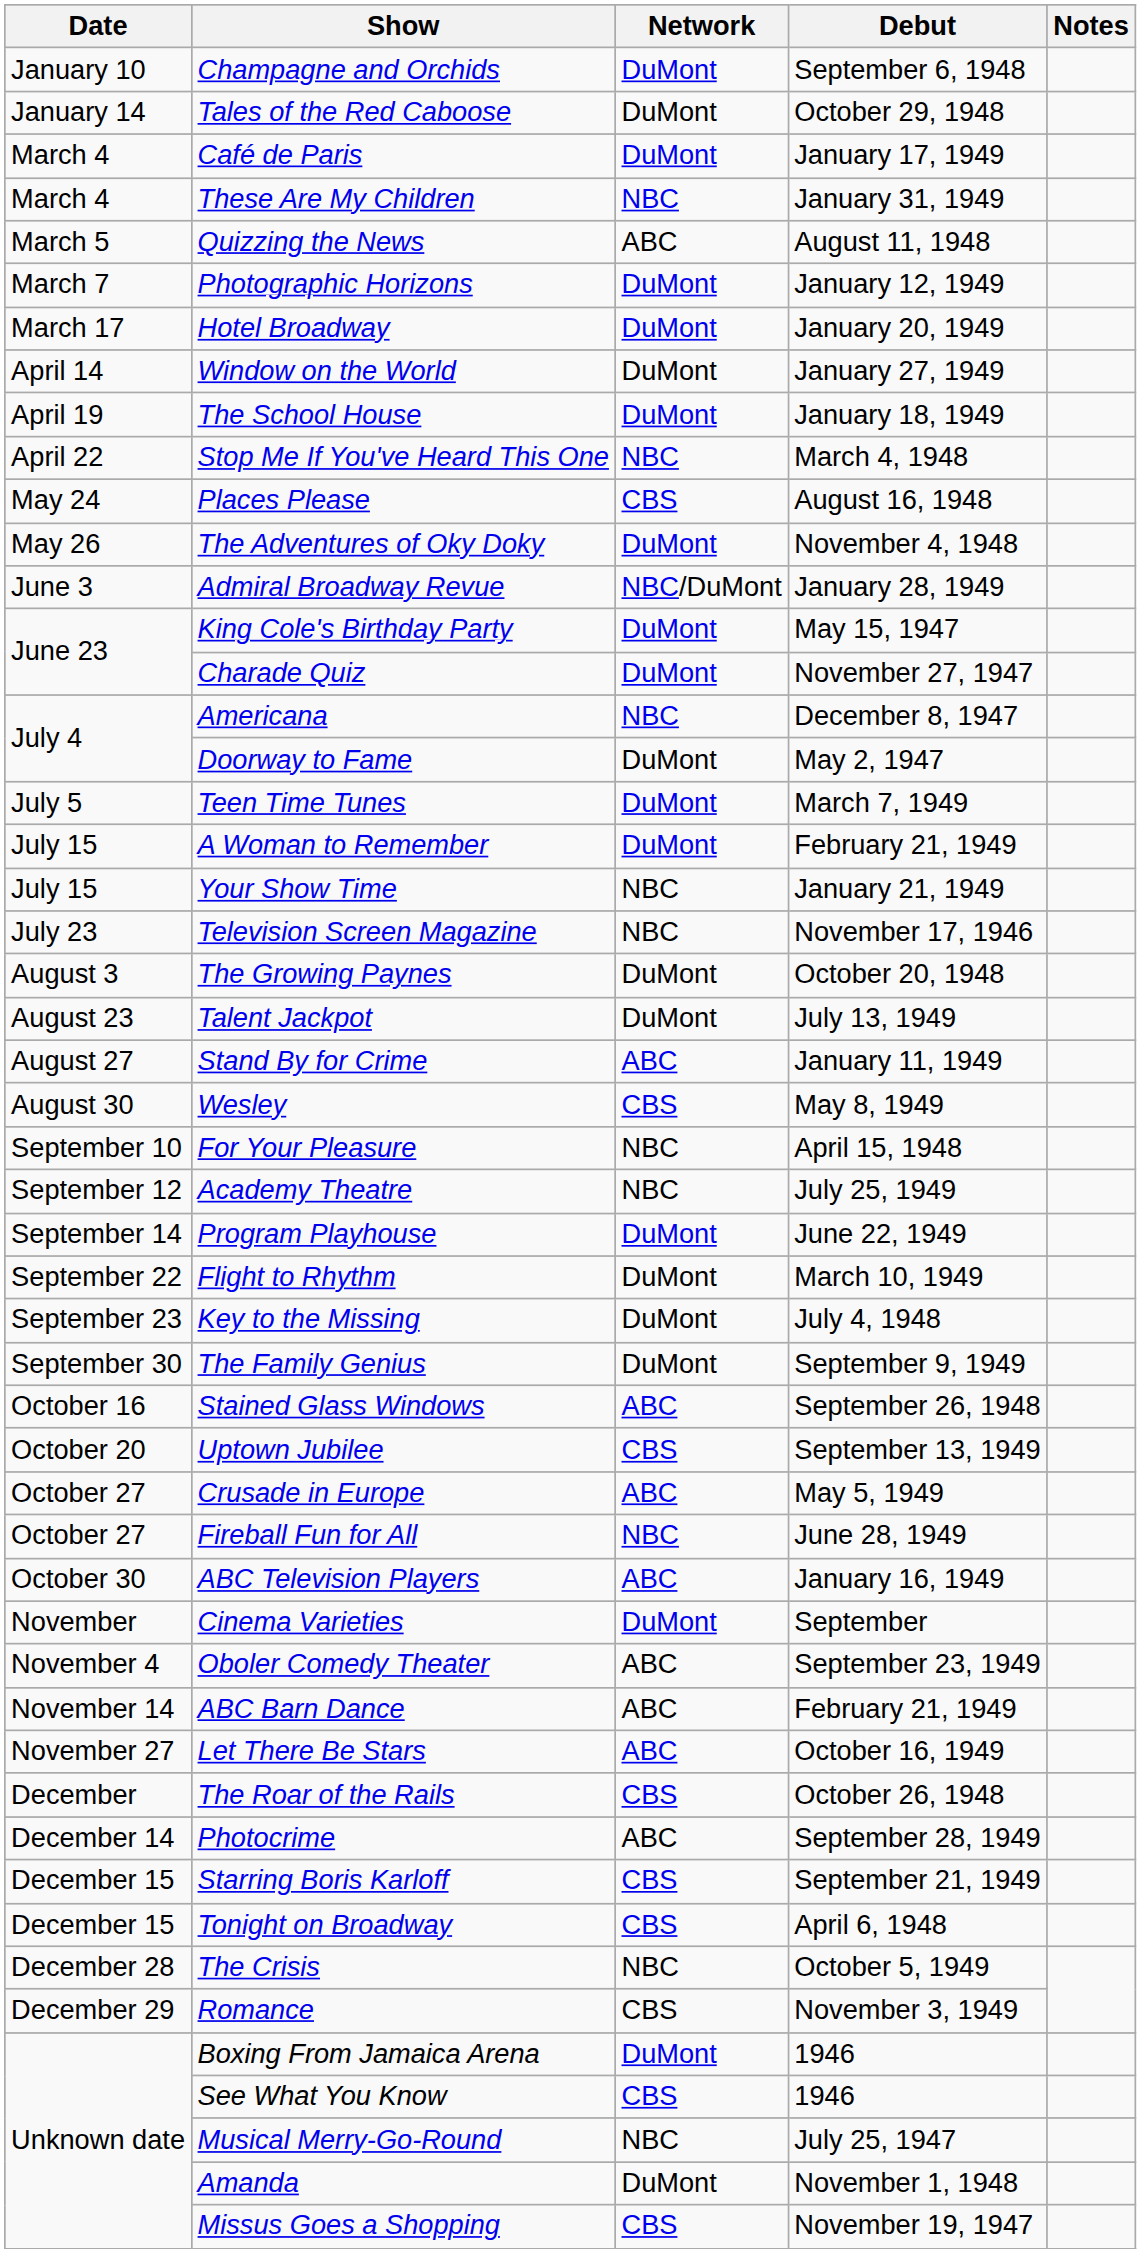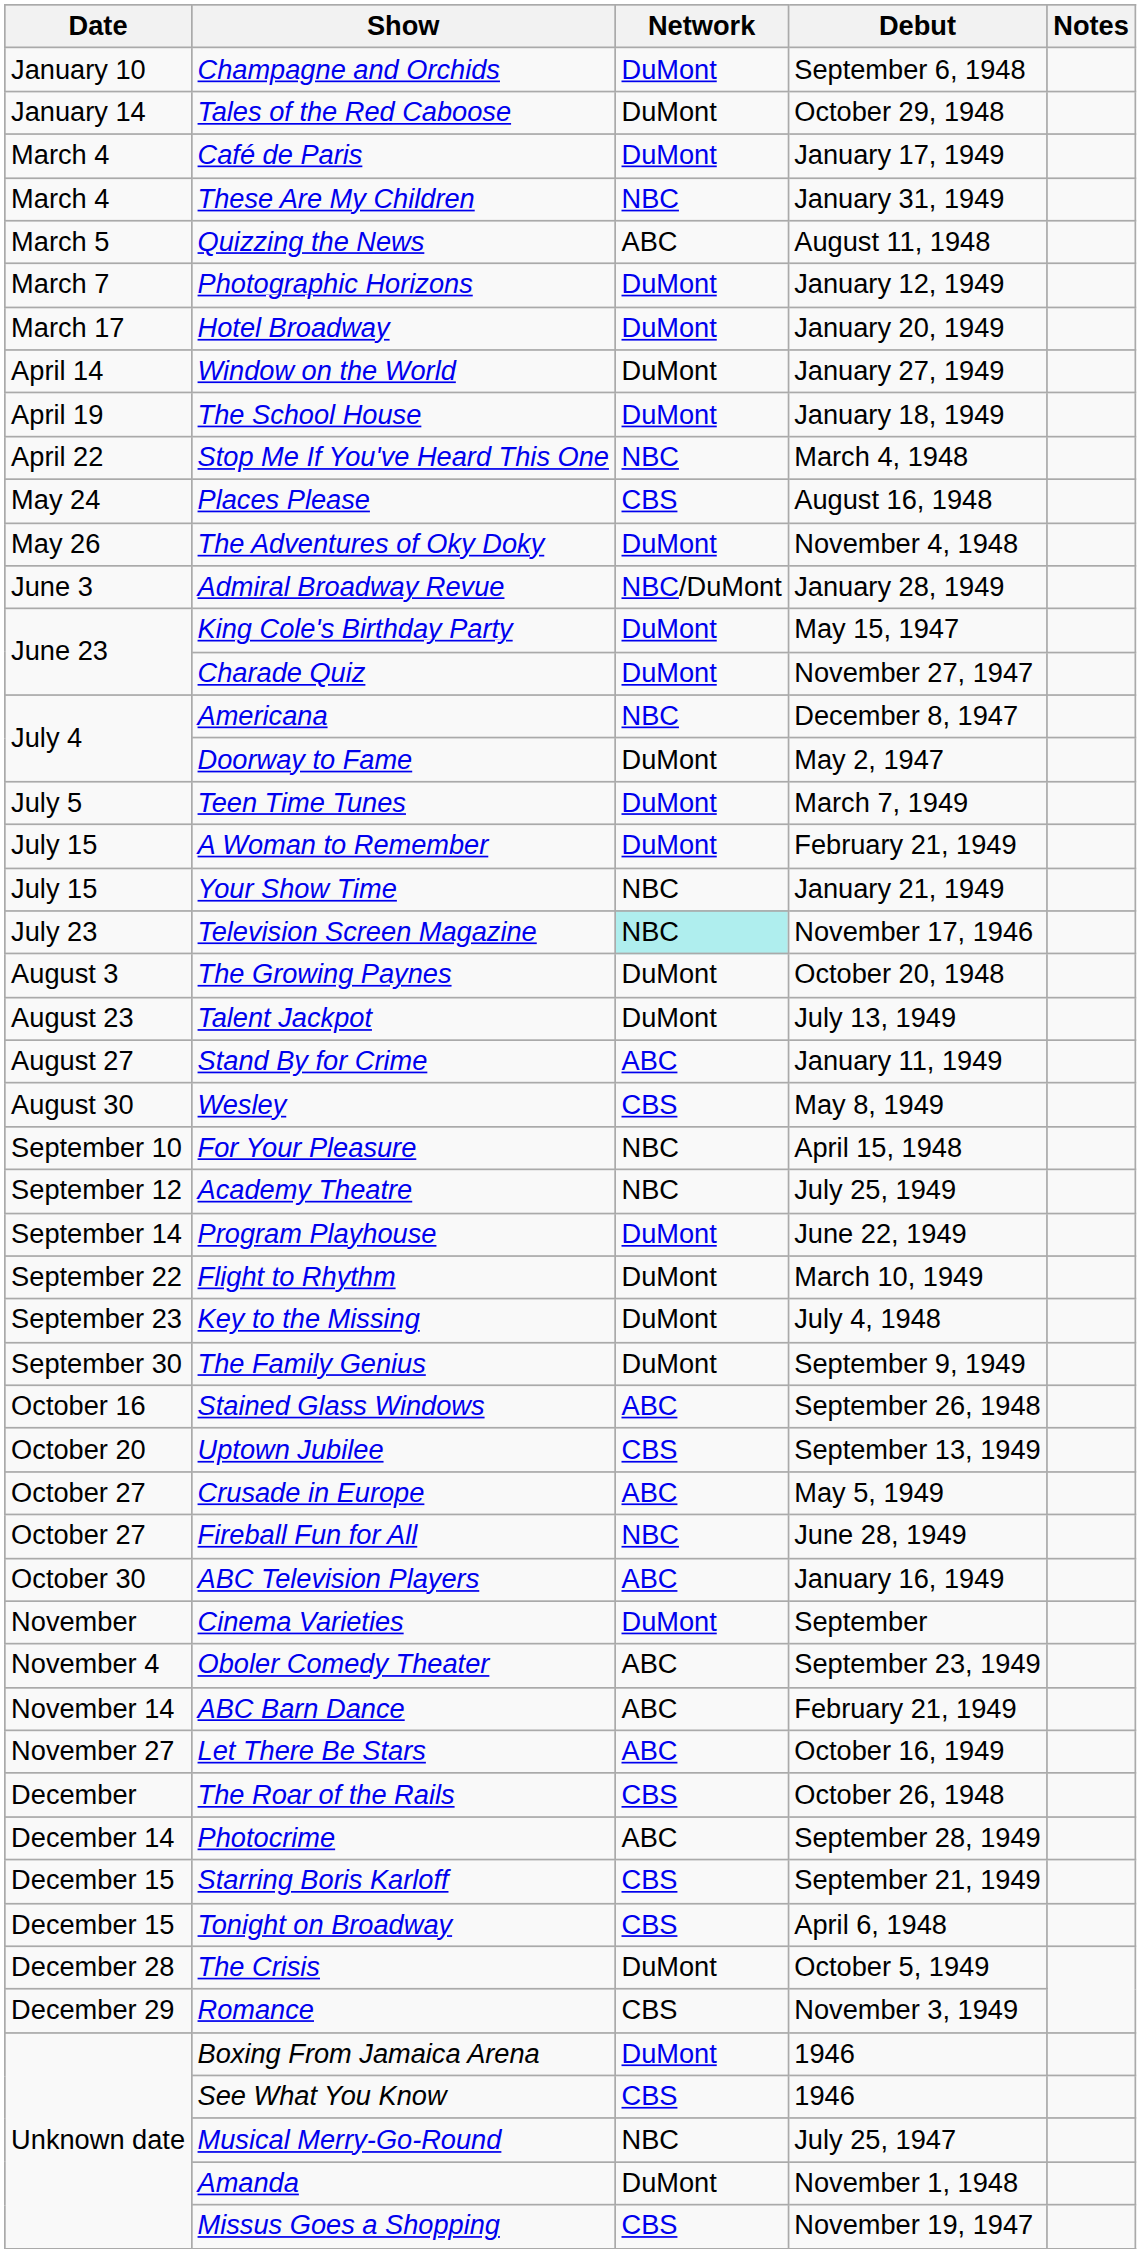(650, 931) no background -> (650, 931) paleturquoise background
(650, 1967) NBC -> (669, 1967) DuMont
